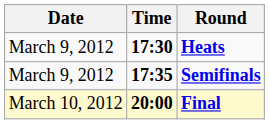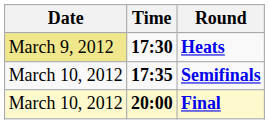(61, 47) no background -> (61, 47) khaki background
(61, 75) March 9, 2012 -> (66, 75) March 10, 2012
